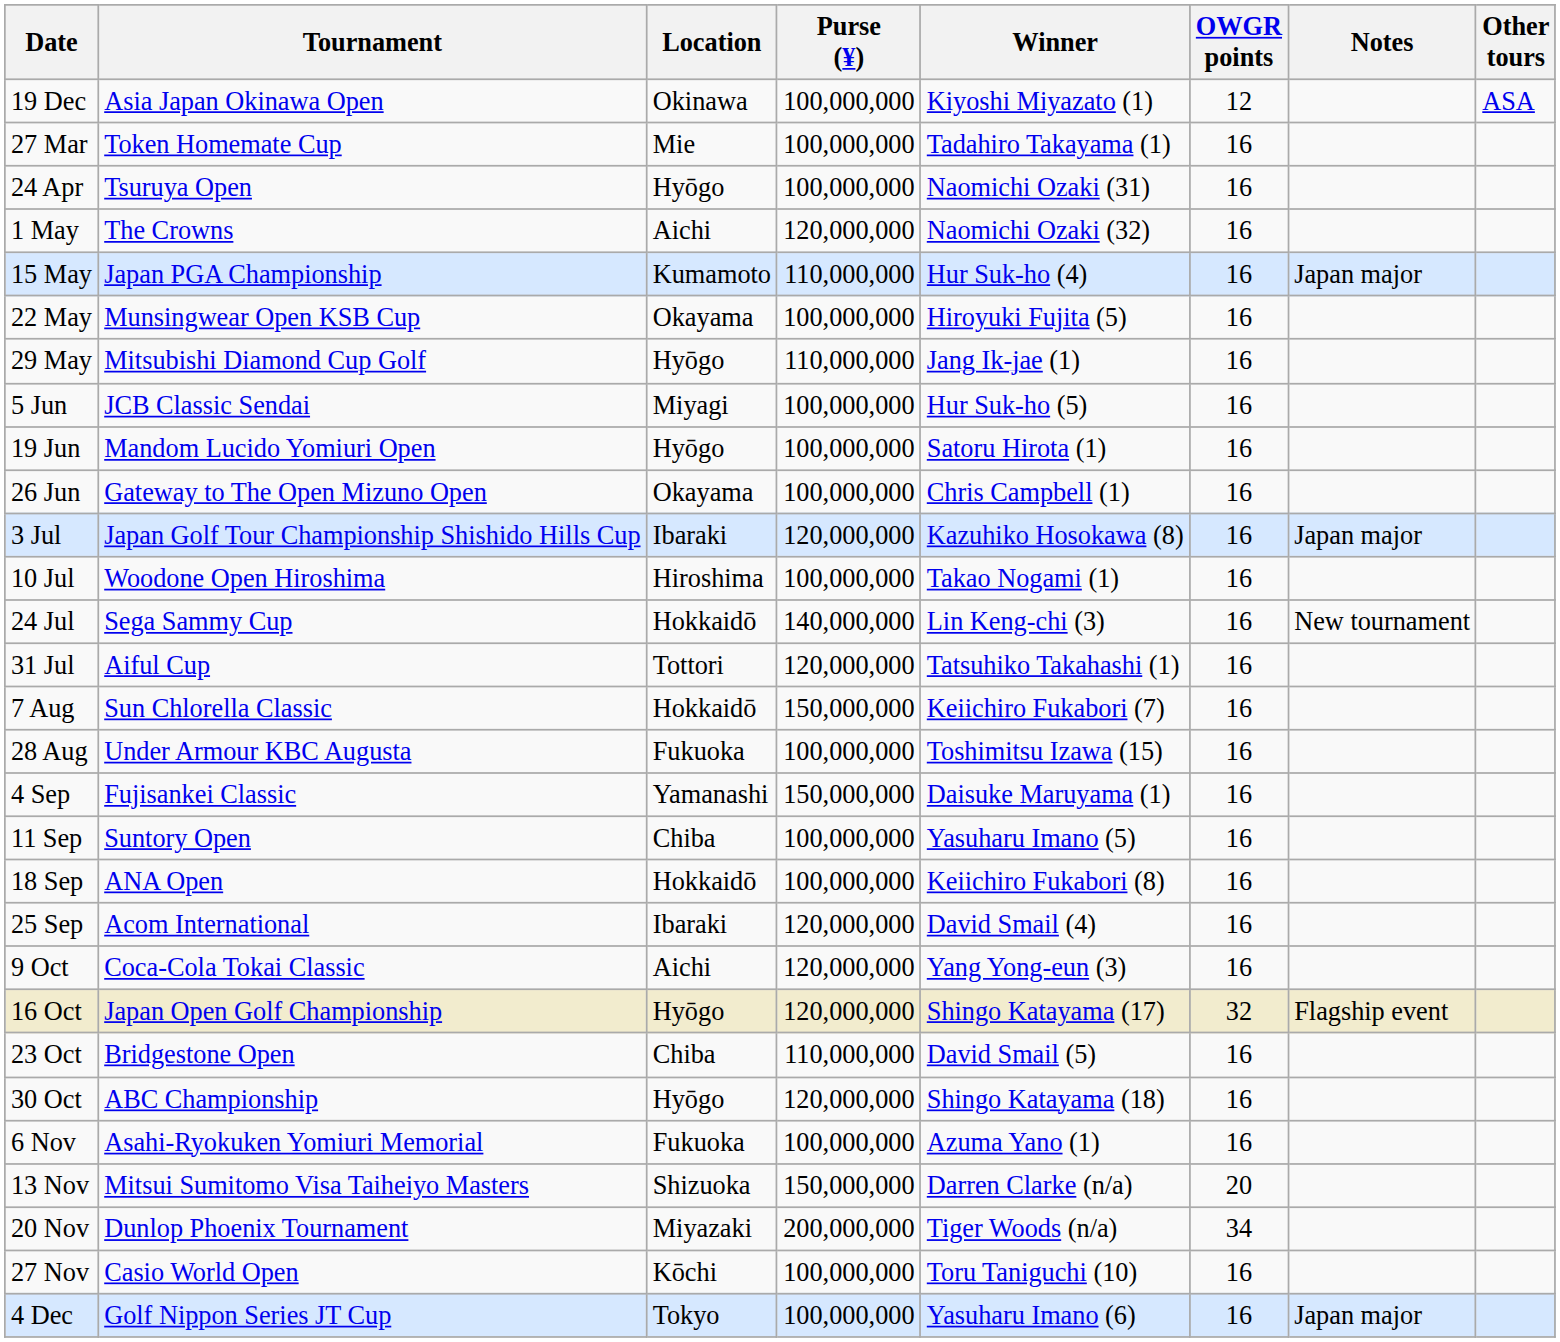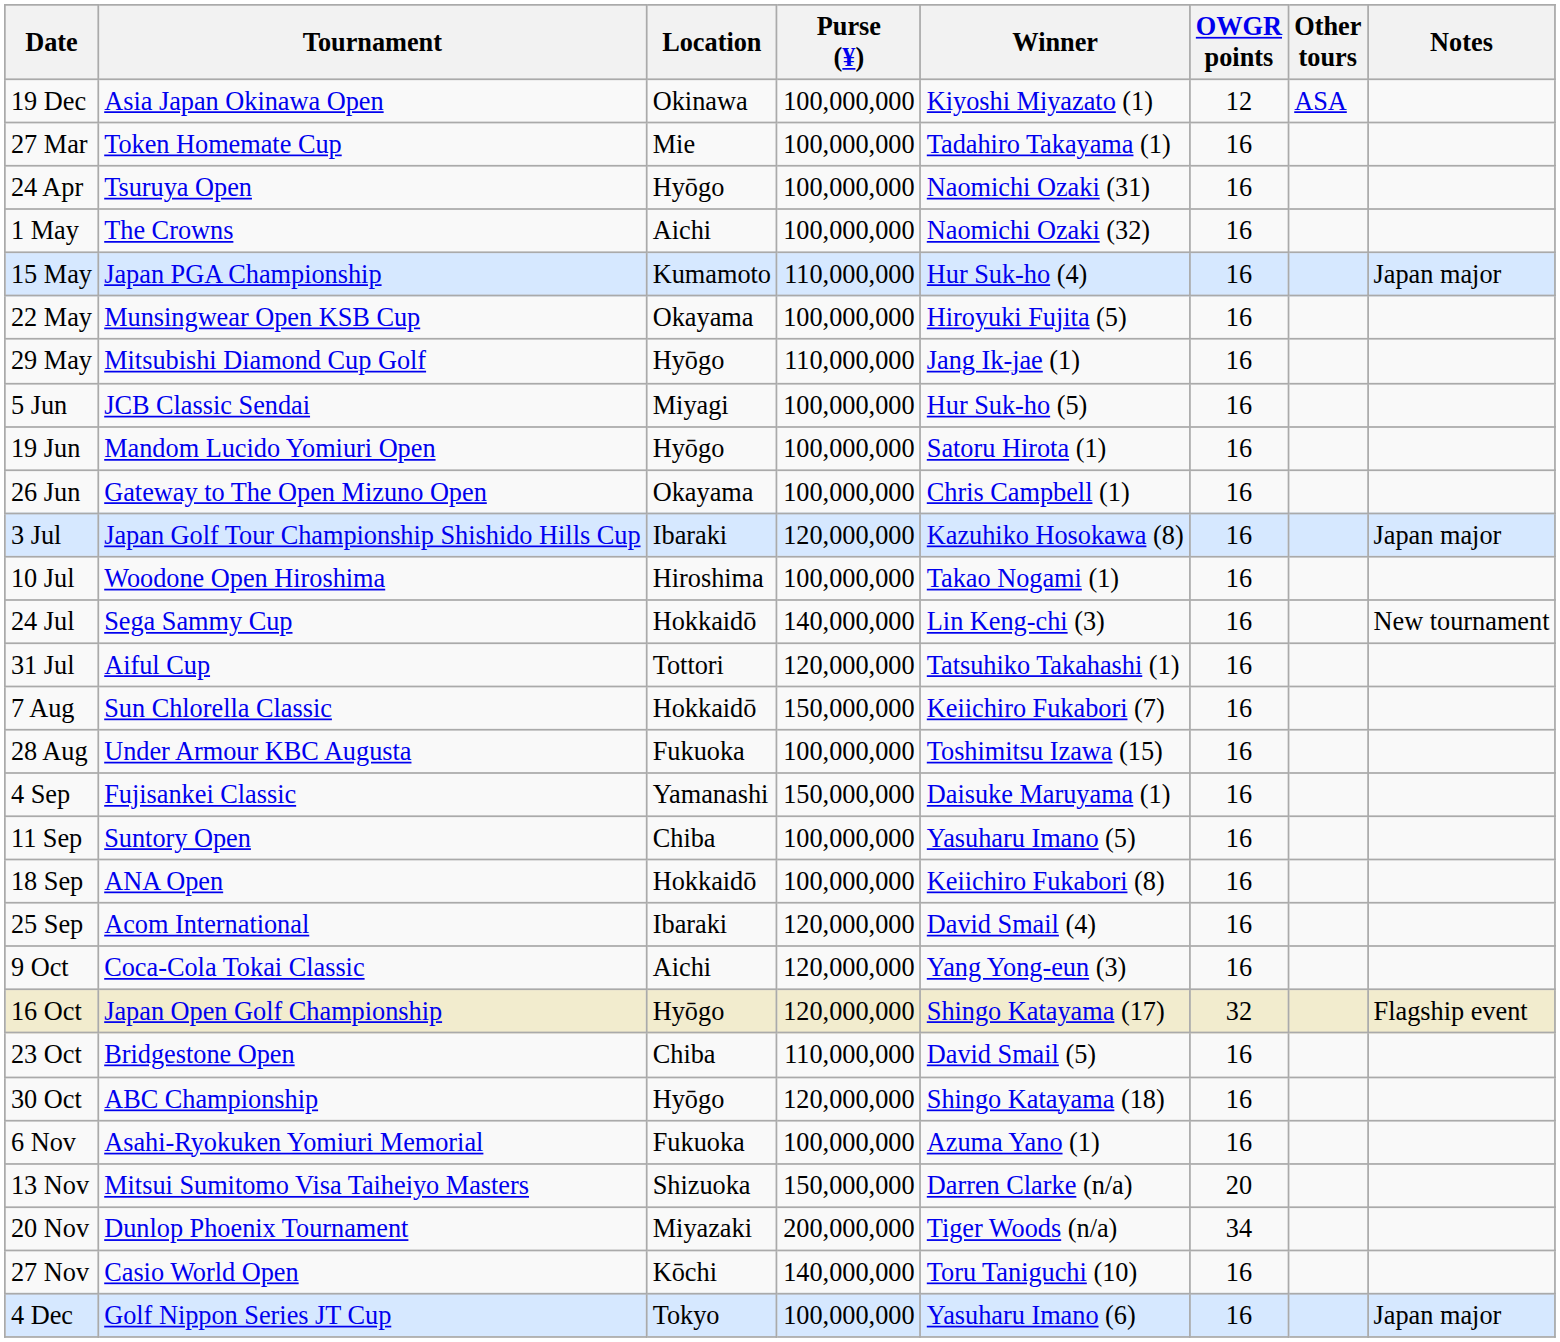columns swapped: (1516, 41) <-> (1382, 41)
(849, 230) 120,000,000 -> (849, 230) 100,000,000
(849, 1271) 100,000,000 -> (849, 1271) 140,000,000
